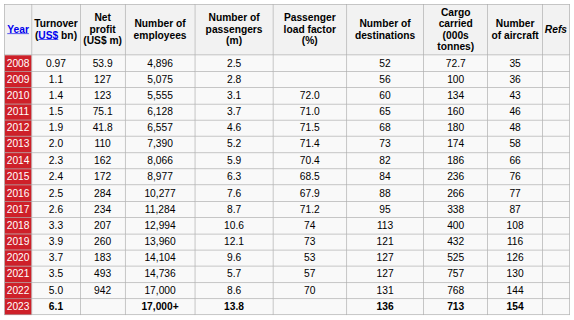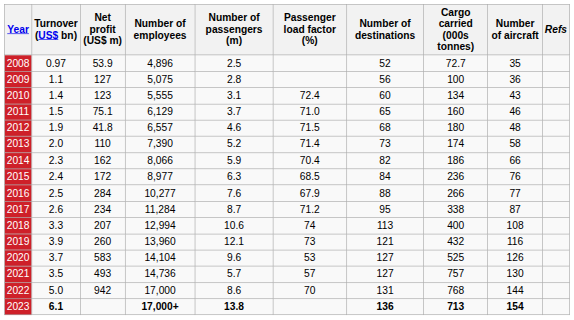(310, 95) 72.0 -> (310, 95) 72.4
(160, 112) 6,128 -> (160, 112) 6,129
(103, 258) 183 -> (103, 258) 583
